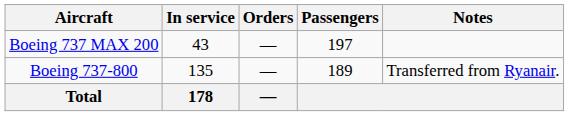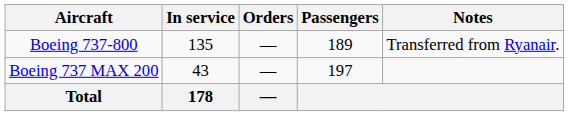rows swapped: (84, 70) <-> (84, 44)
